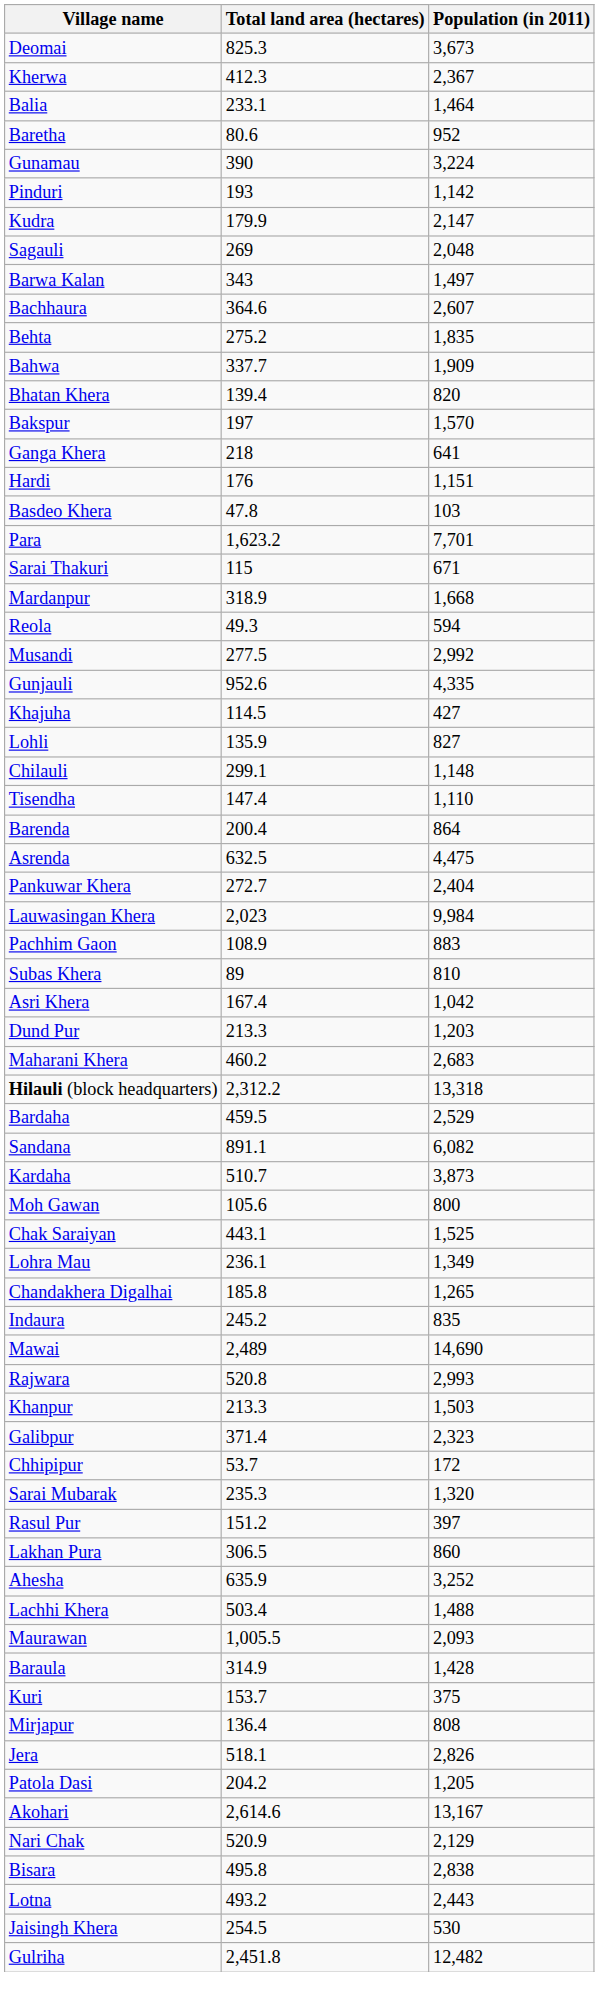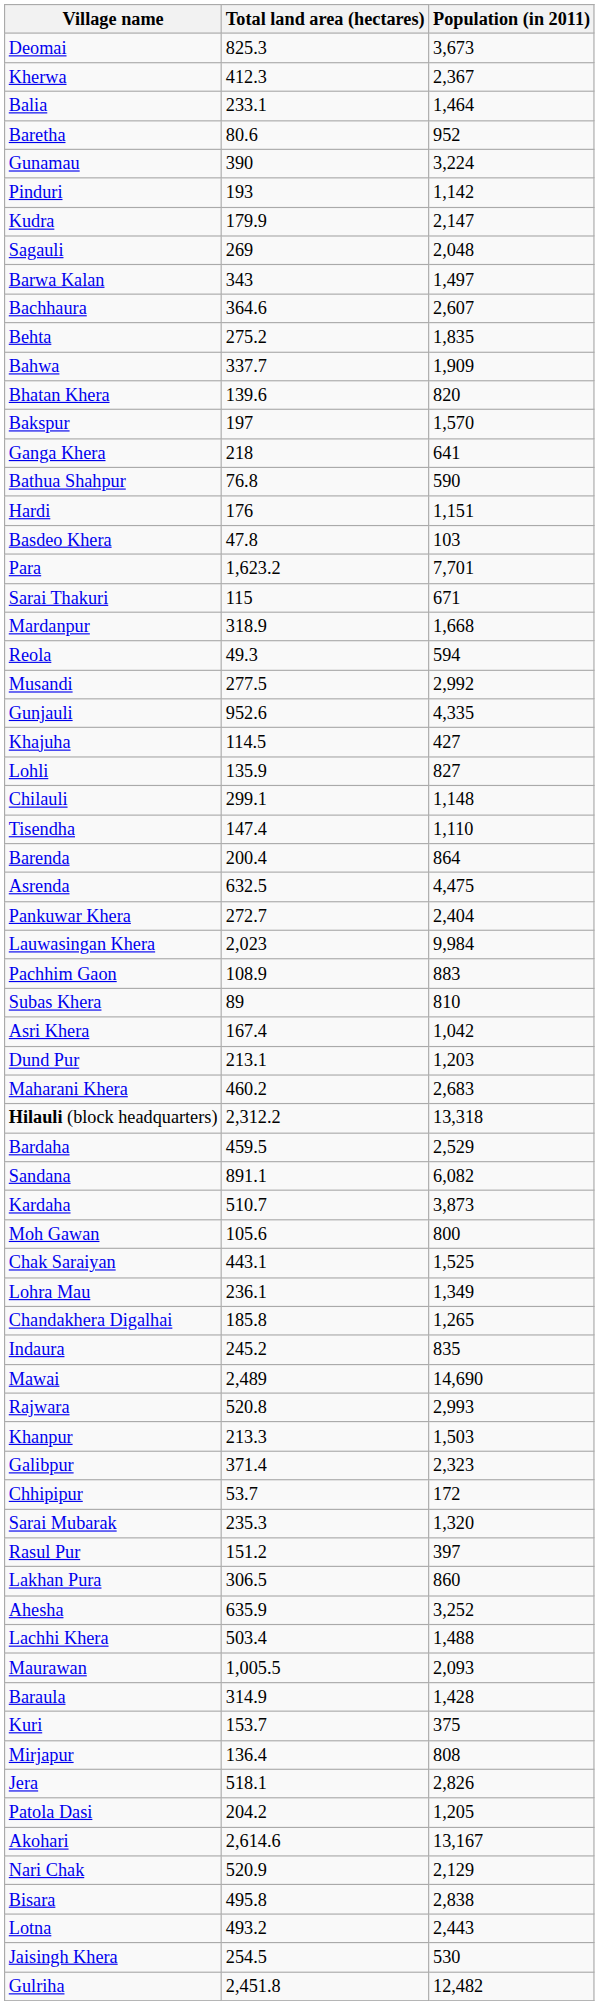(246, 395) 139.4 -> (246, 395) 139.6
+ row: (67, 481)
(246, 1031) 213.3 -> (246, 1060) 213.1
